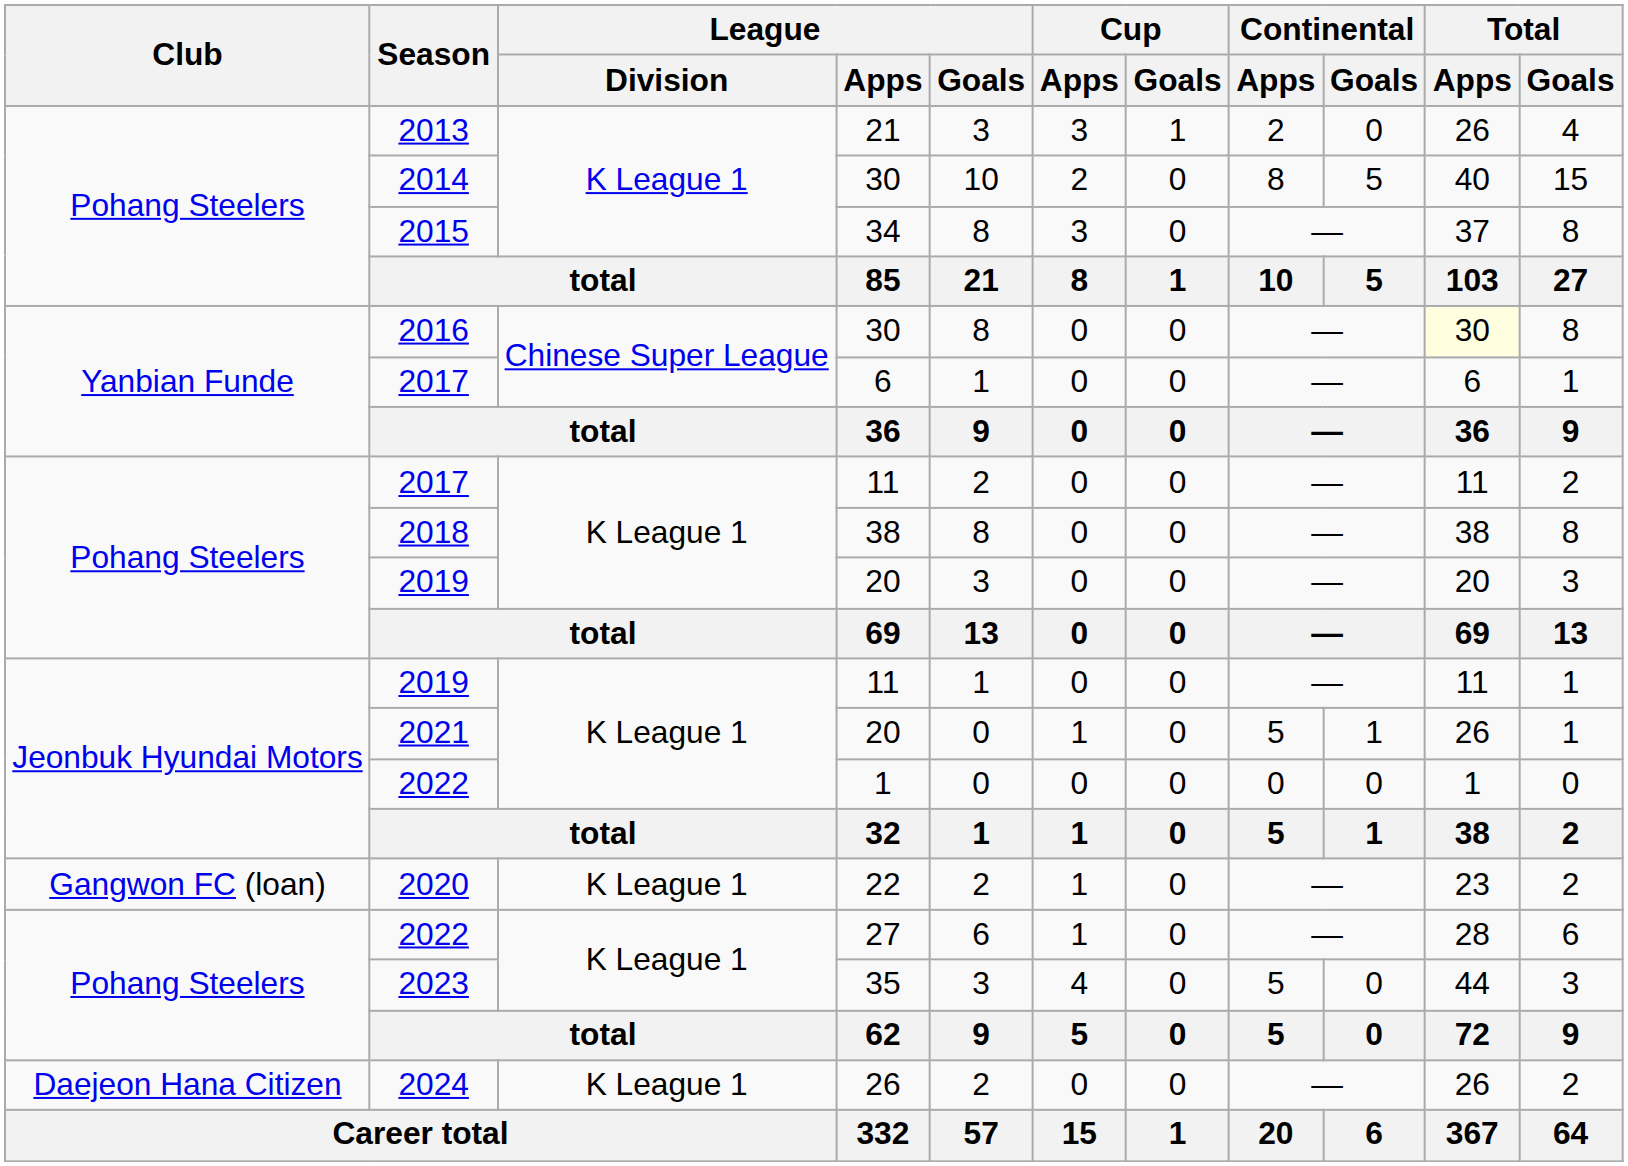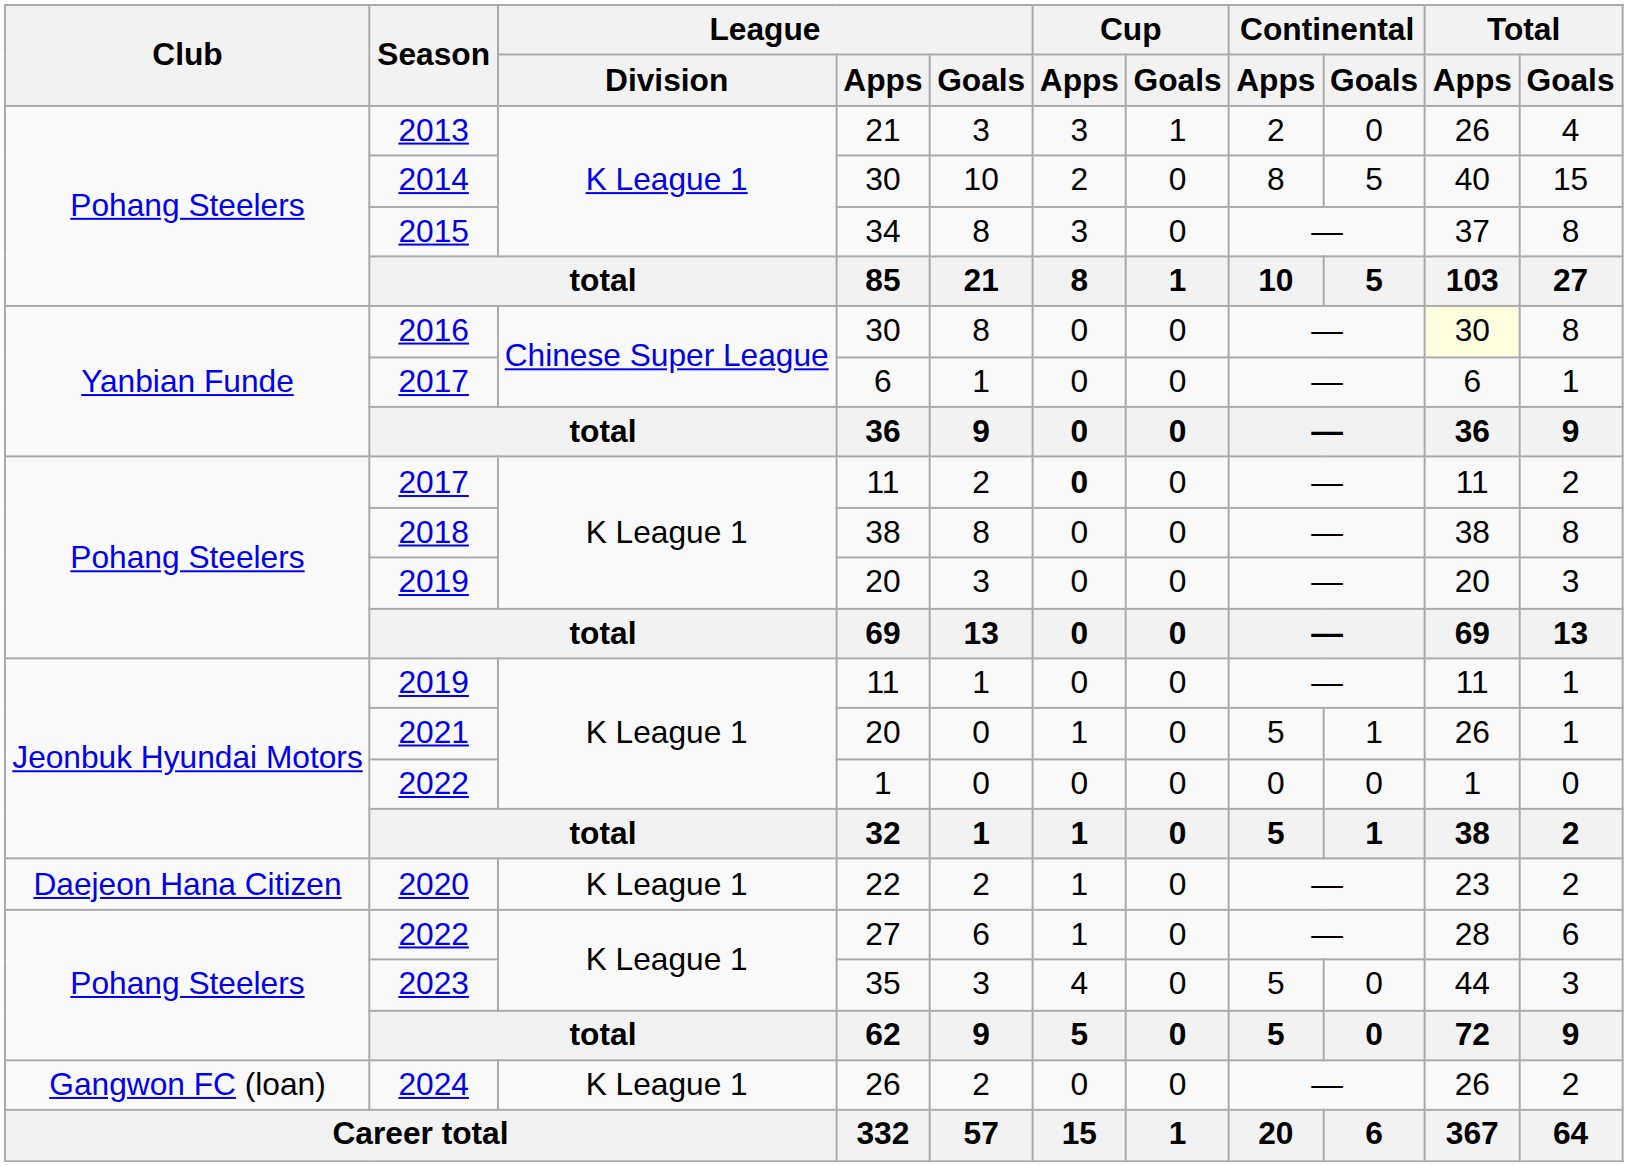(1079, 481) normal -> (1079, 481) bold
(187, 883) Gangwon FC (loan) -> (187, 883) Daejeon Hana Citizen
(187, 1084) Daejeon Hana Citizen -> (187, 1084) Gangwon FC (loan)
